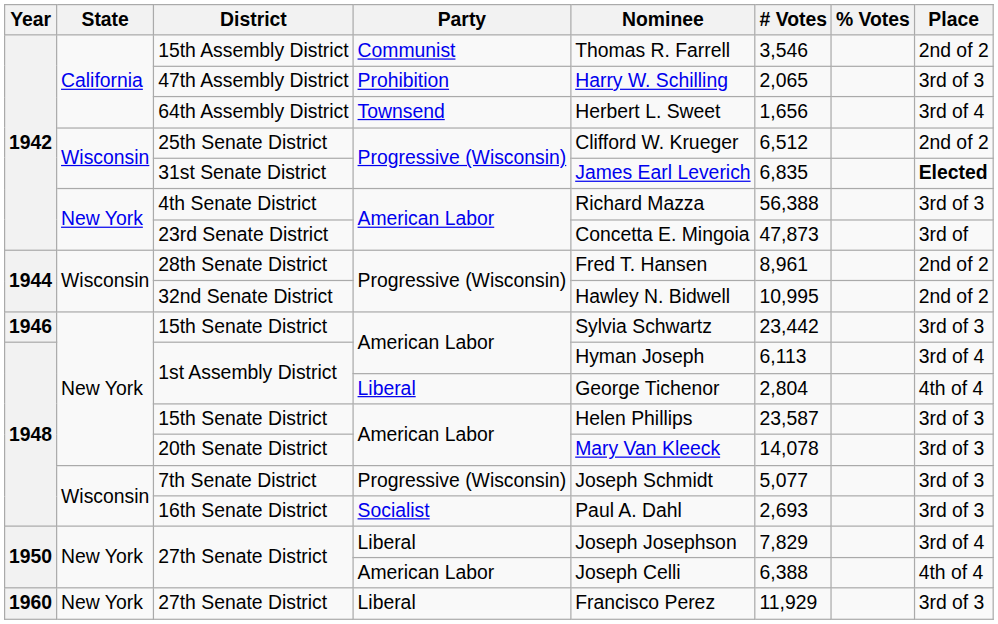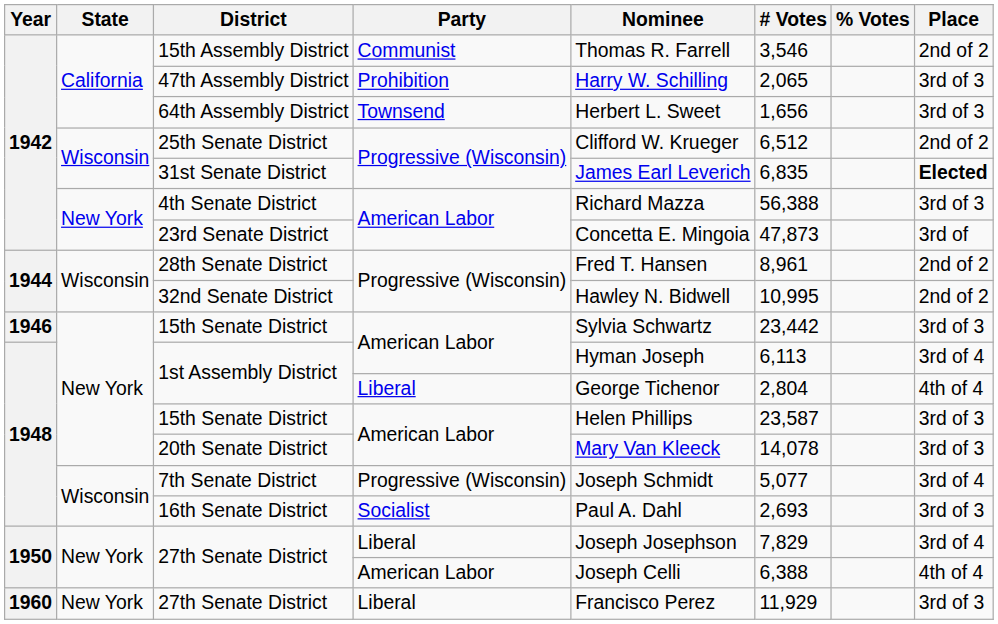(952, 111) 3rd of 4 -> (952, 111) 3rd of 3
(952, 480) 3rd of 3 -> (952, 480) 3rd of 4
